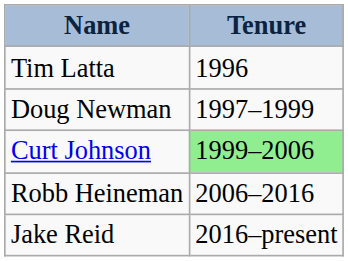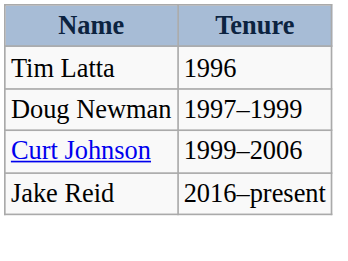(255, 151) lightgreen background -> (243, 151) no background
- row: (97, 192)
